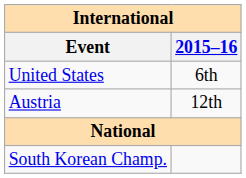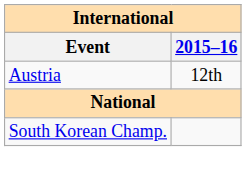- row: (56, 74)
